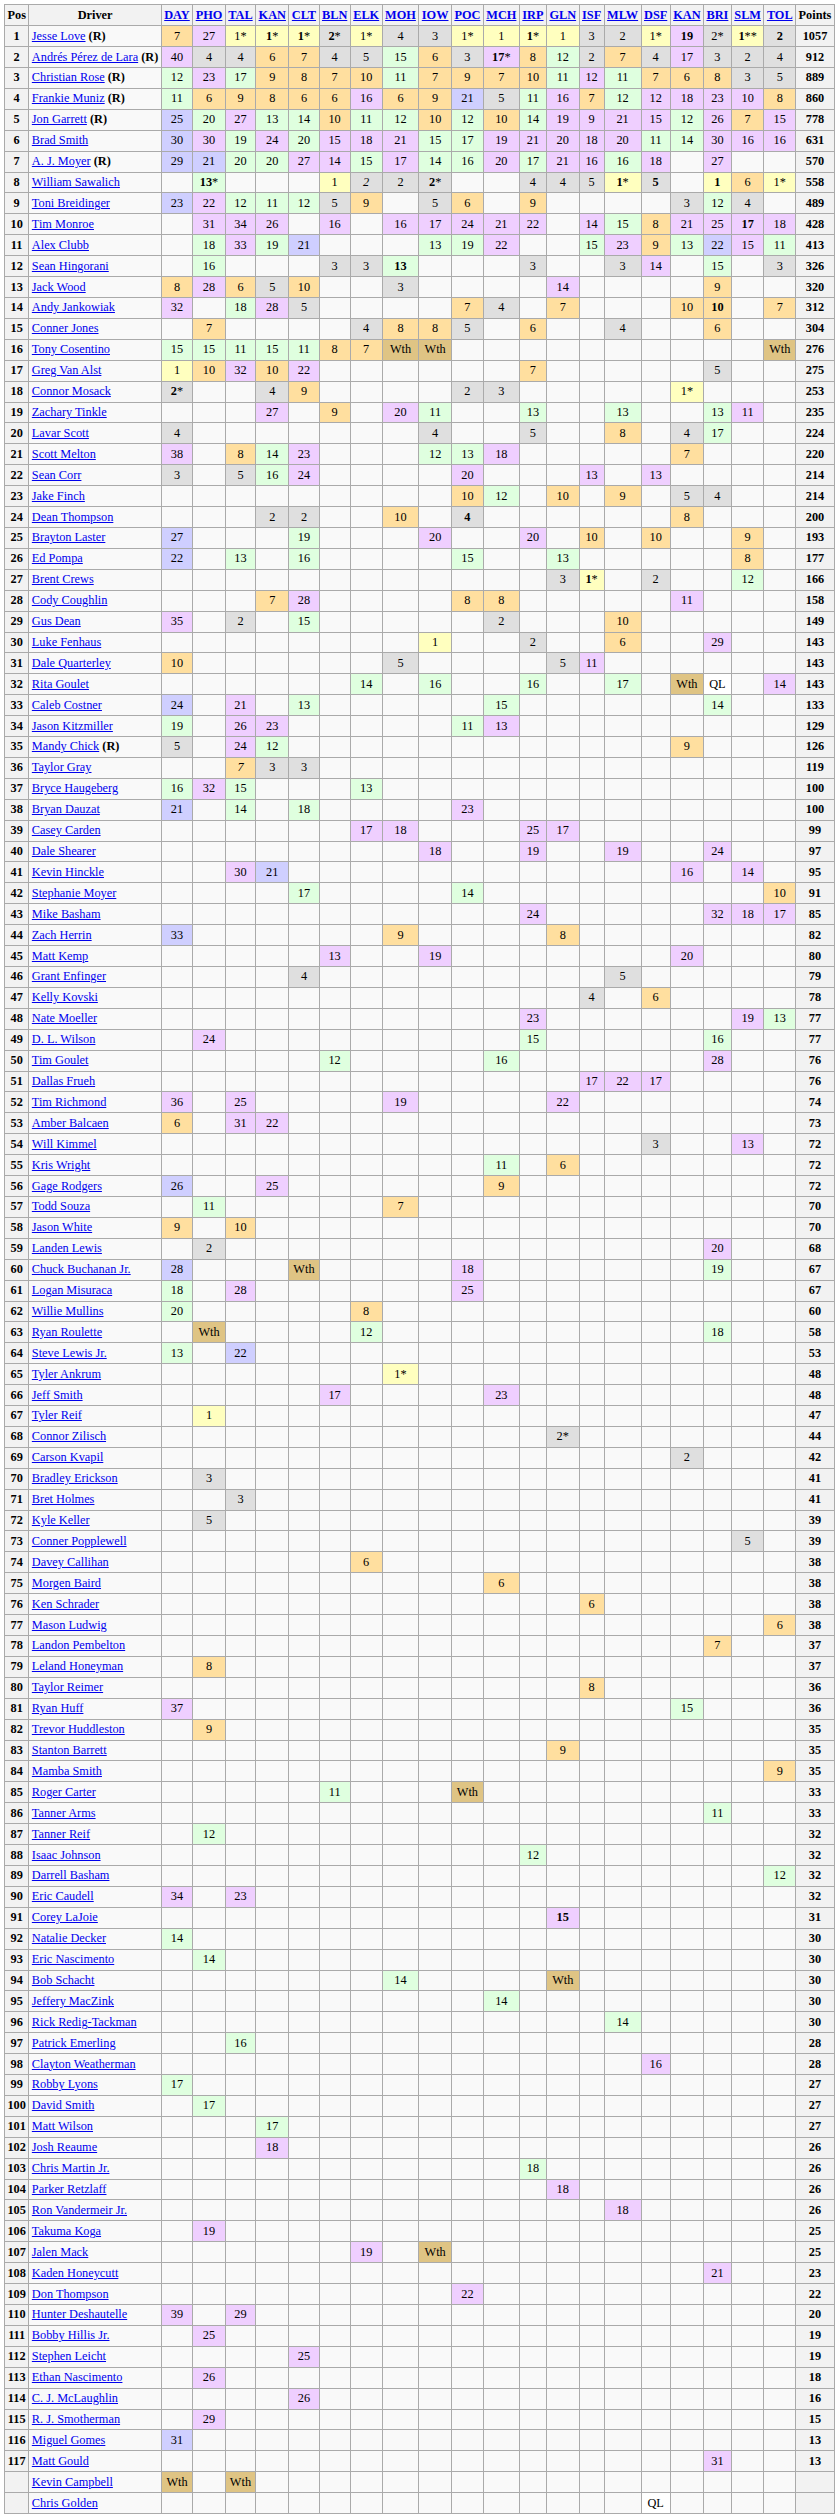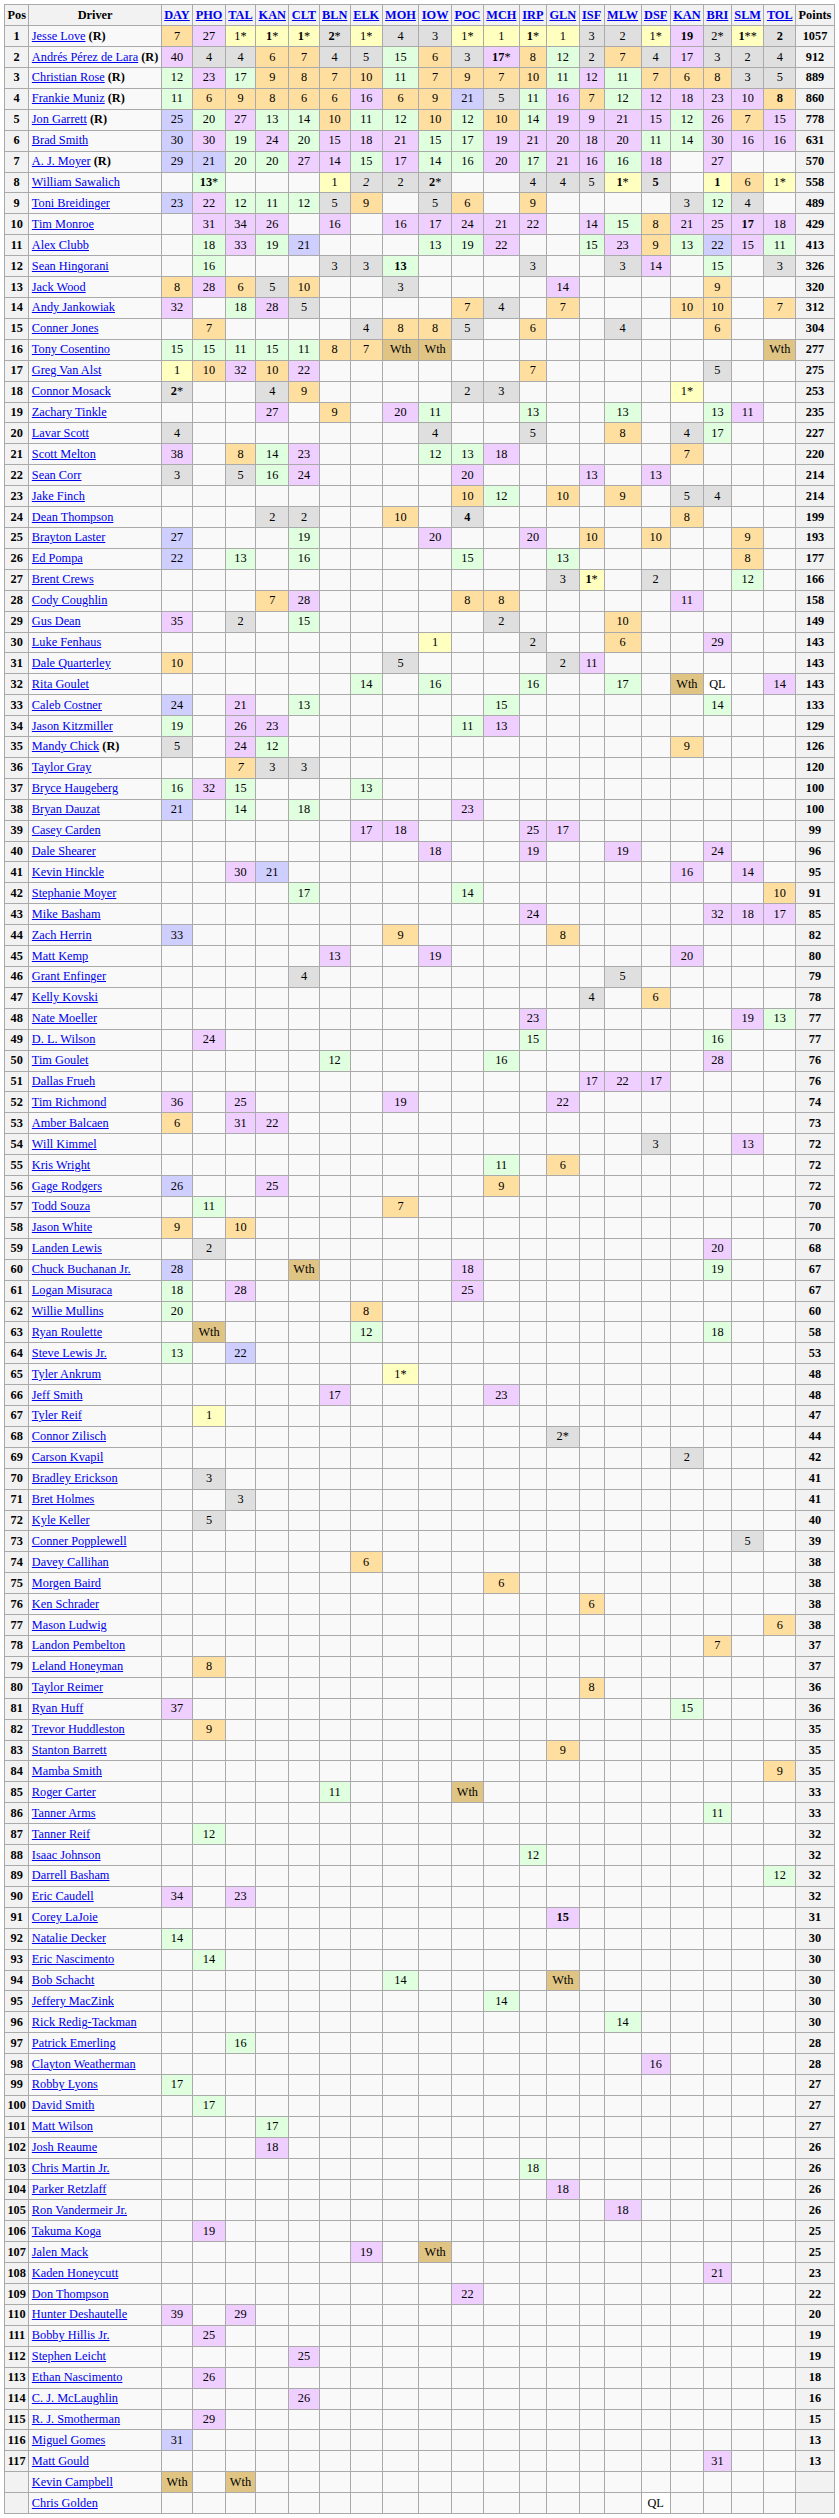(780, 98) normal -> (780, 98) bold
(815, 224) 428 -> (815, 224) 429
(717, 307) bold -> (717, 307) normal
(815, 349) 276 -> (815, 349) 277
(815, 433) 224 -> (815, 433) 227
(815, 517) 200 -> (815, 517) 199
(563, 663) 5 -> (563, 663) 2
(815, 767) 119 -> (815, 767) 120
(815, 851) 97 -> (815, 851) 96
(815, 1520) 39 -> (815, 1520) 40
